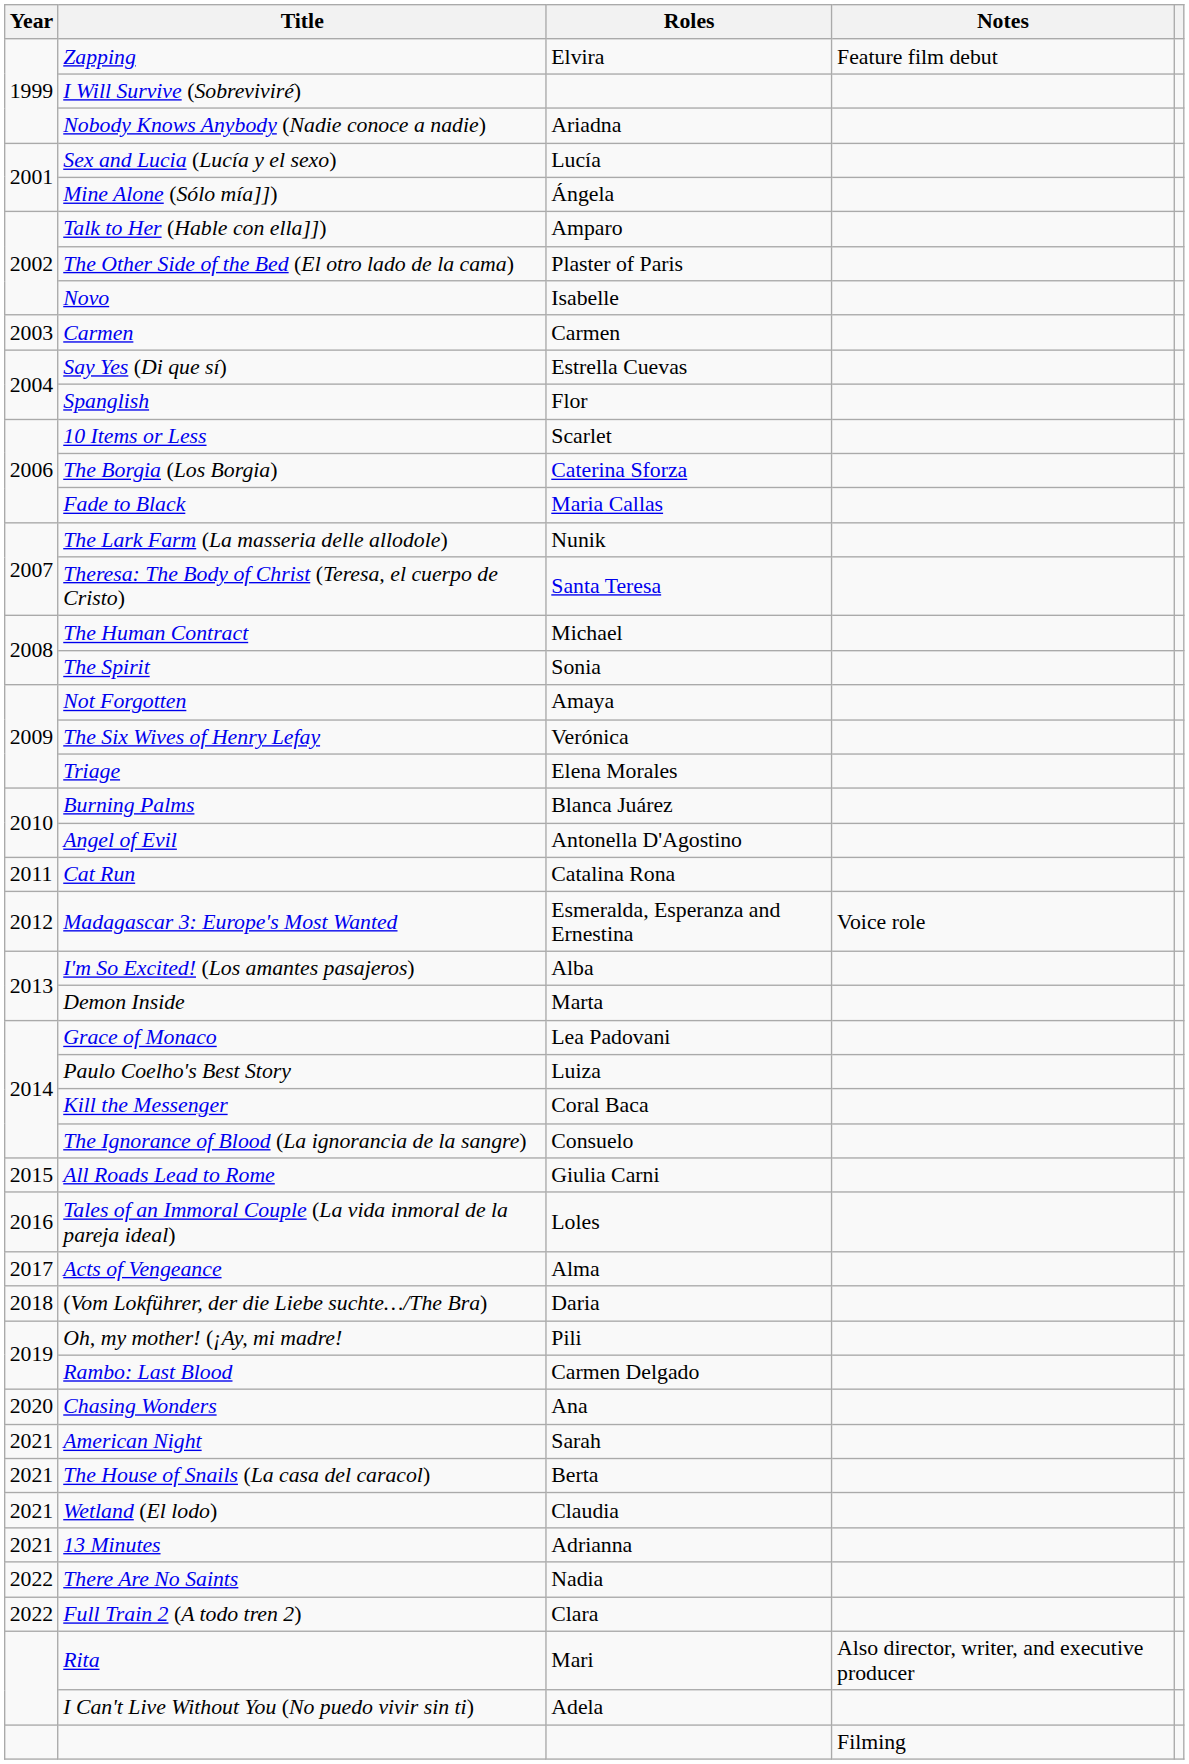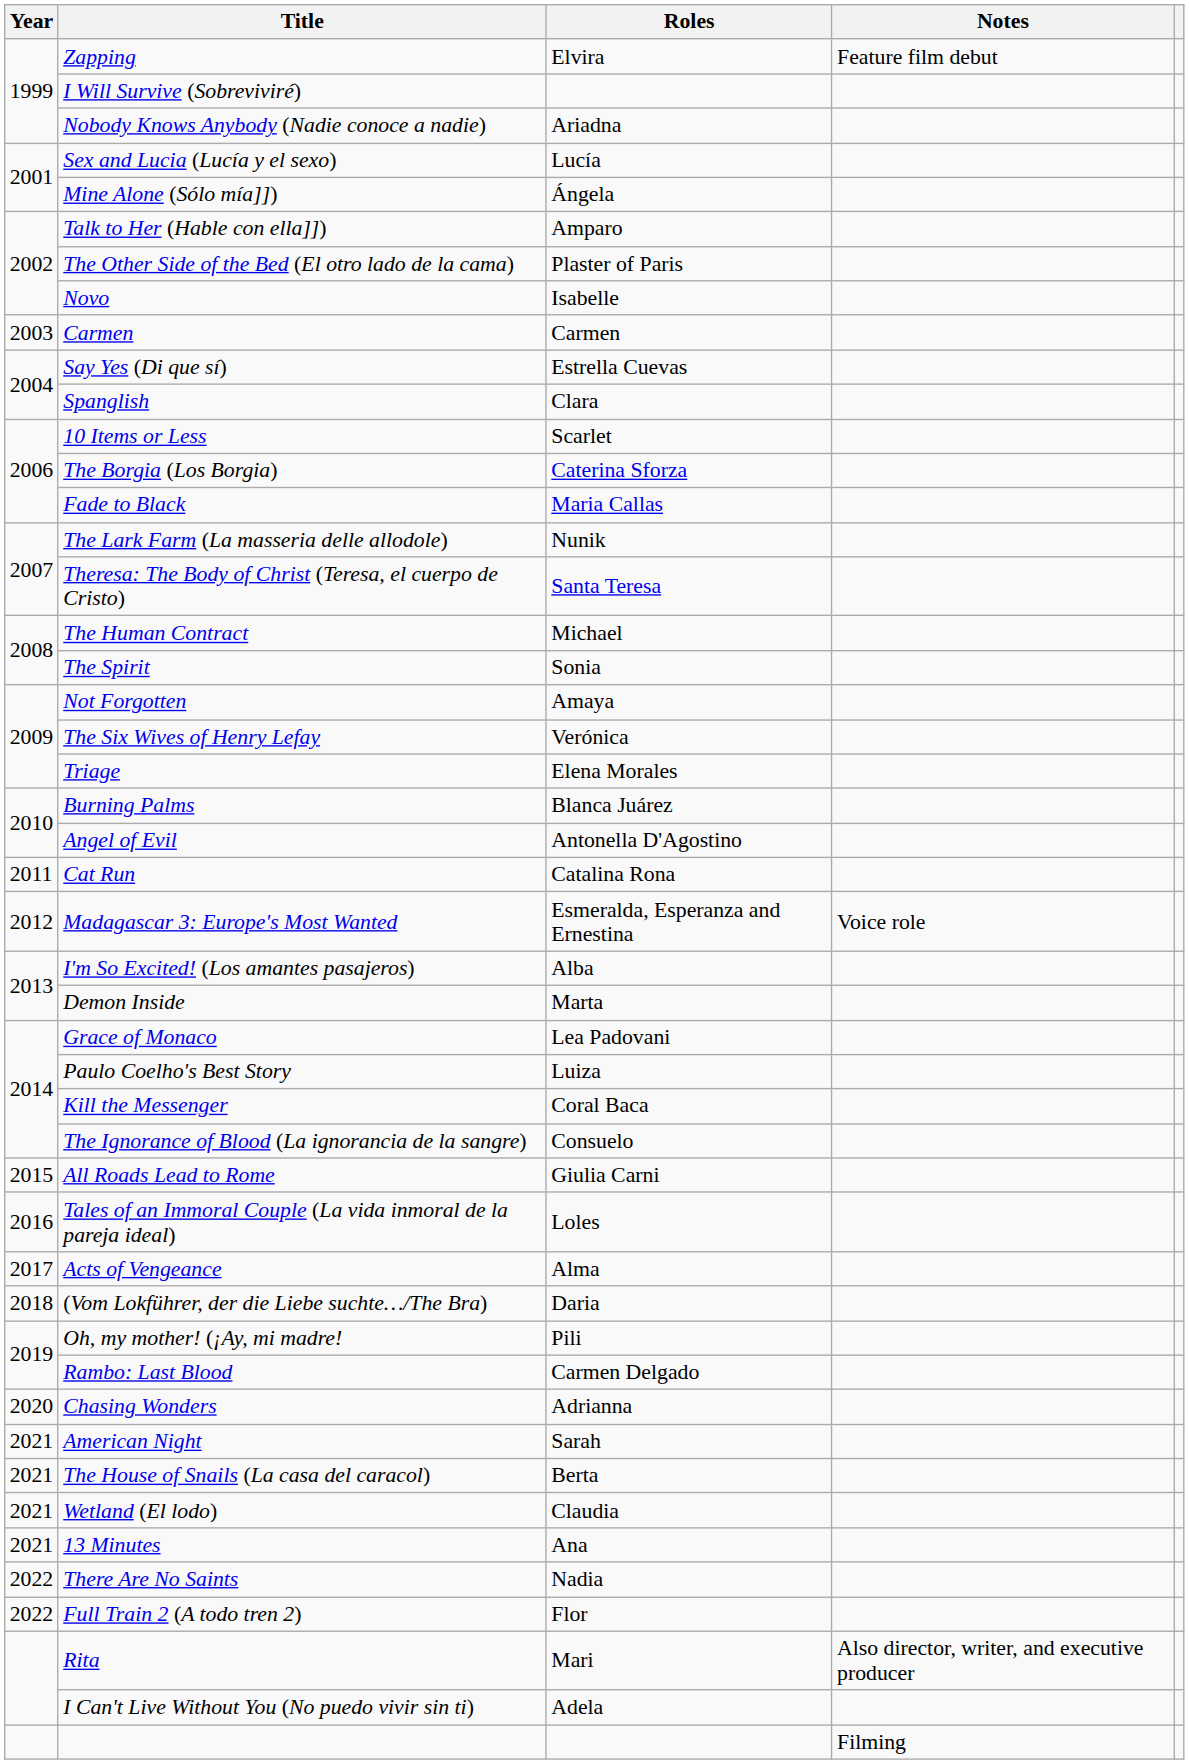(569, 401) Flor -> (575, 401) Clara
(569, 1406) Ana -> (592, 1406) Adrianna
(592, 1544) Adrianna -> (569, 1544) Ana
(575, 1613) Clara -> (569, 1613) Flor
